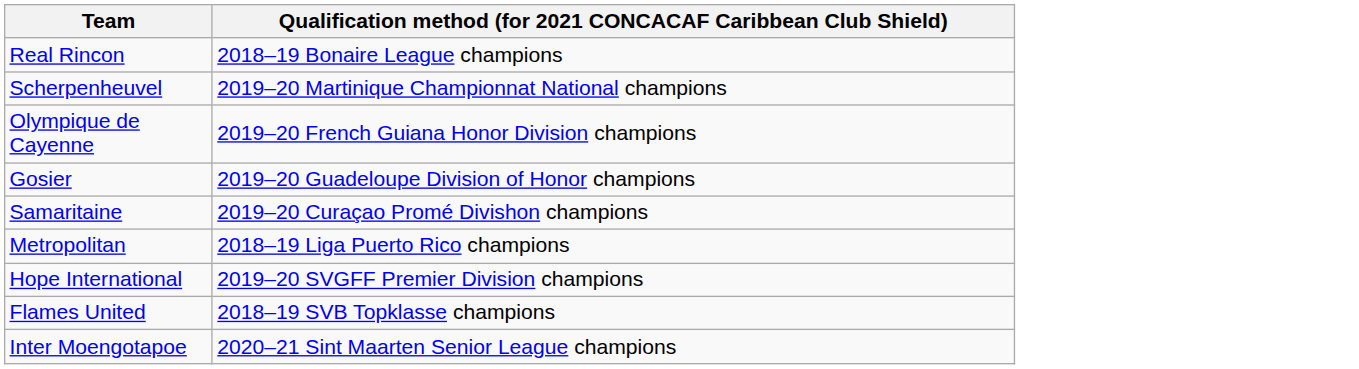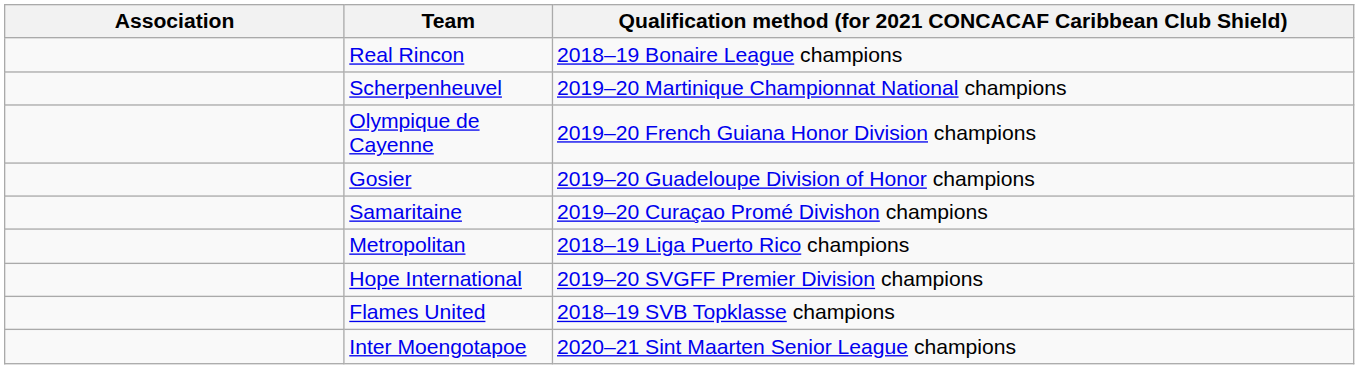+ column: (175, 21)
